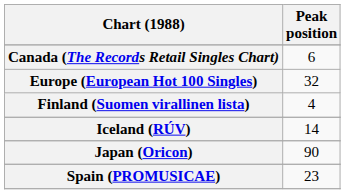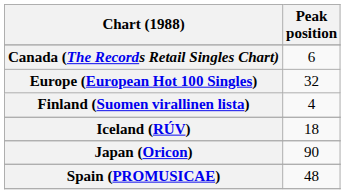(312, 128) 14 -> (312, 128) 18
(312, 176) 23 -> (312, 176) 48
